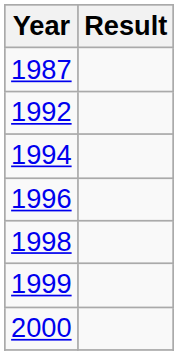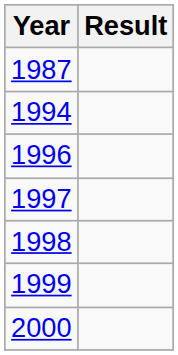- row: (41, 112)
+ row: (41, 198)
